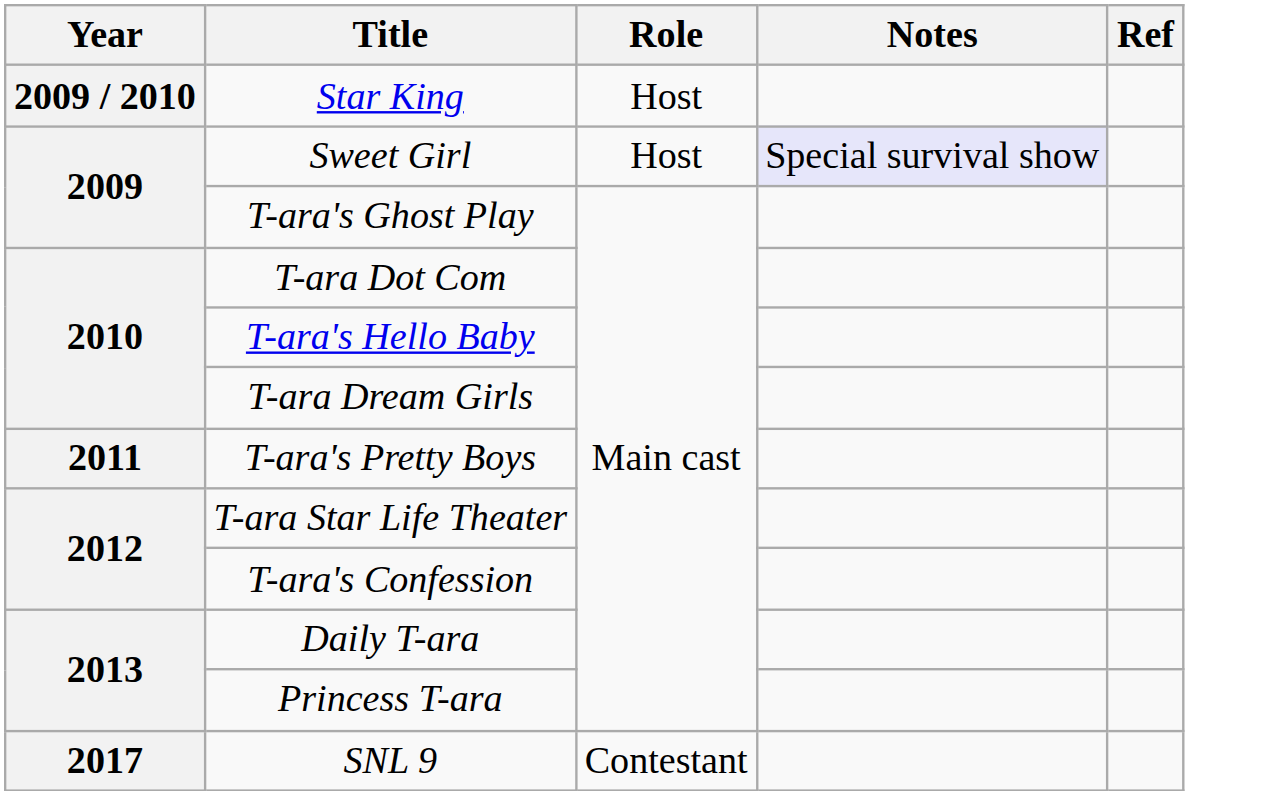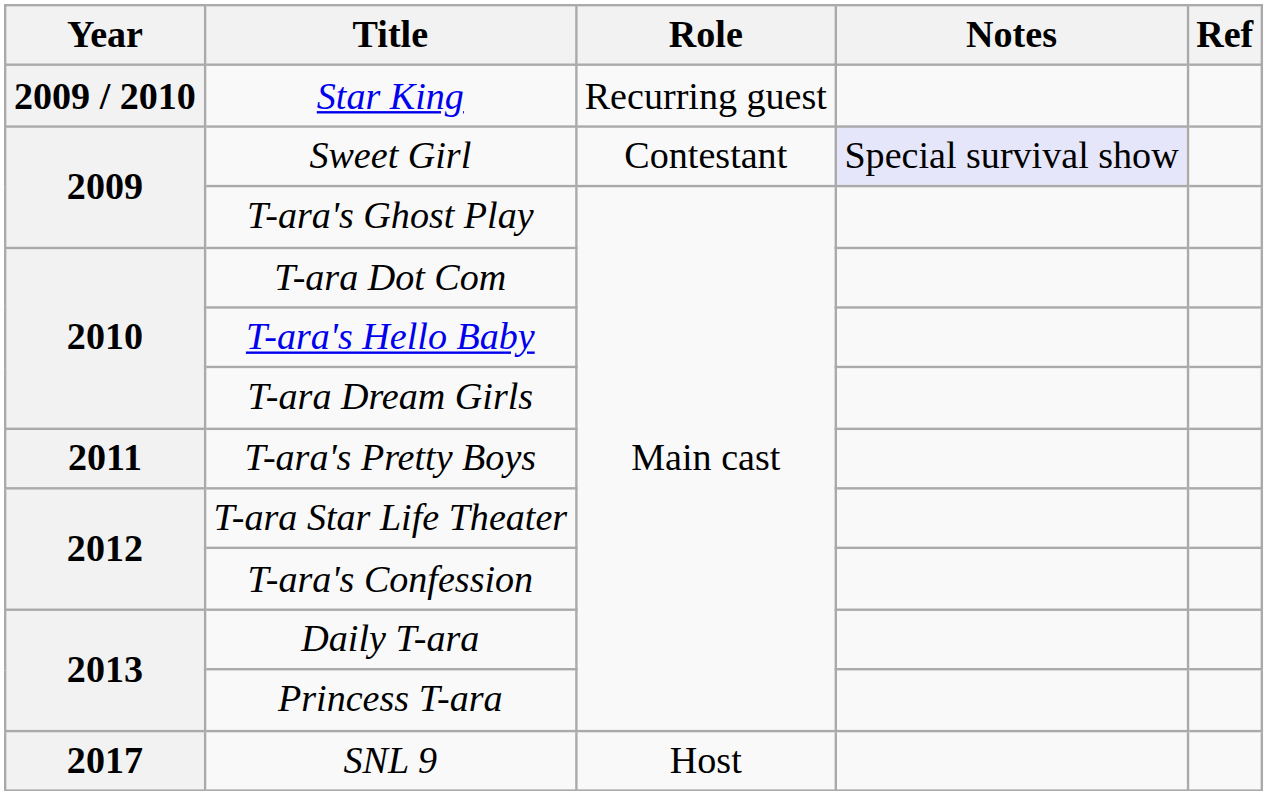(666, 95) Host -> (706, 95) Recurring guest
(666, 155) Host -> (706, 155) Contestant
(666, 759) Contestant -> (706, 759) Host
